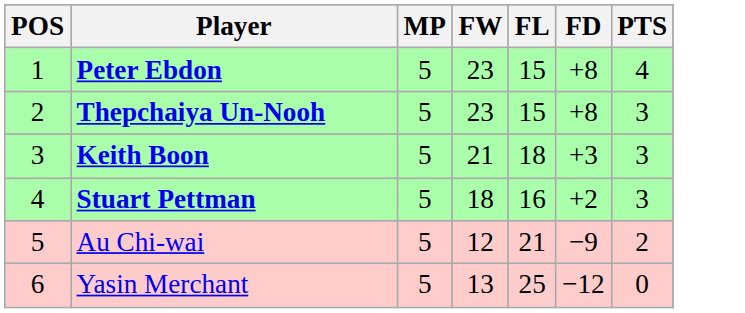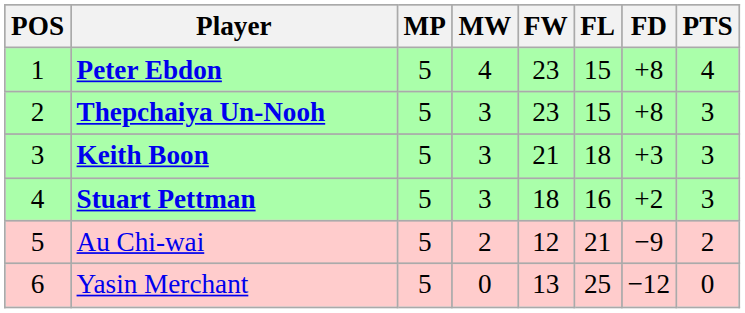+ column: (485, 26)
